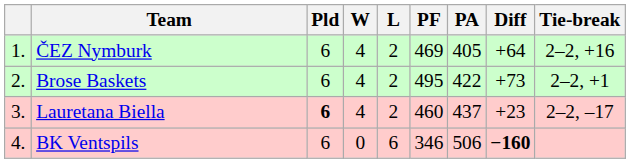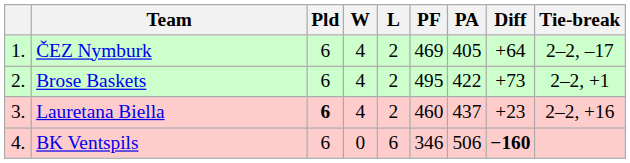(580, 50) 2–2, +16 -> (580, 50) 2–2, –17
(580, 111) 2–2, –17 -> (580, 111) 2–2, +16
